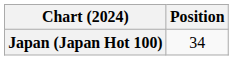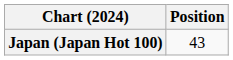(197, 42) 34 -> (197, 42) 43
